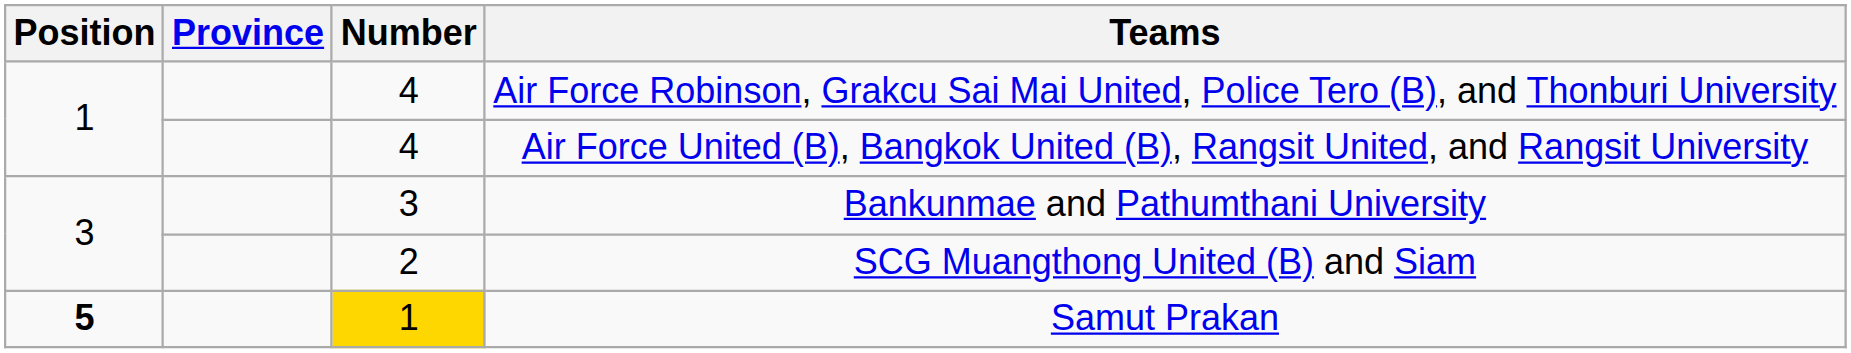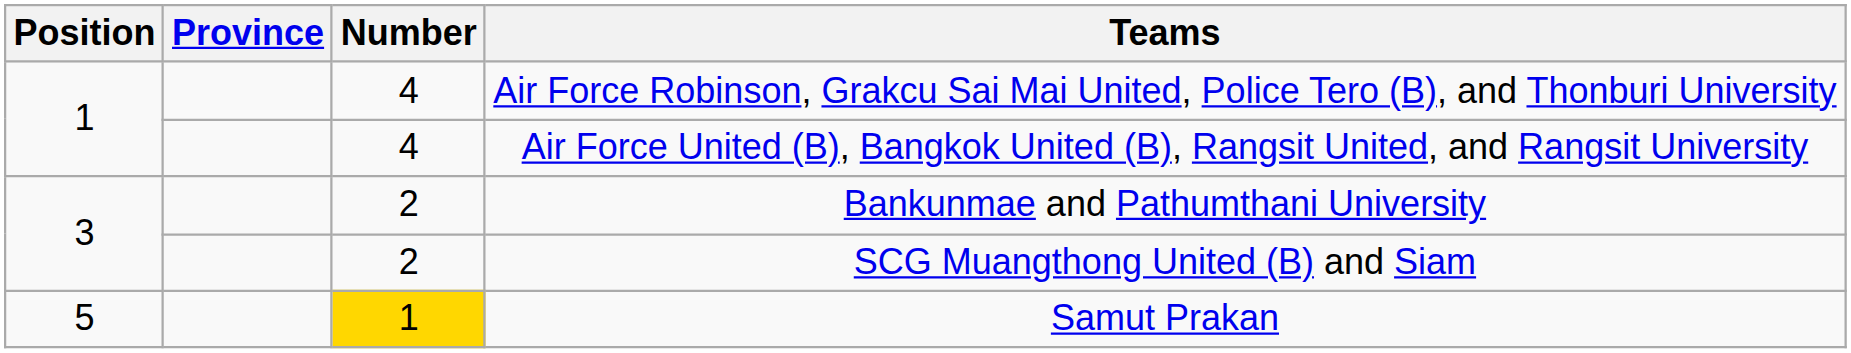(409, 204) 3 -> (409, 204) 2
(84, 318) bold -> (84, 318) normal
